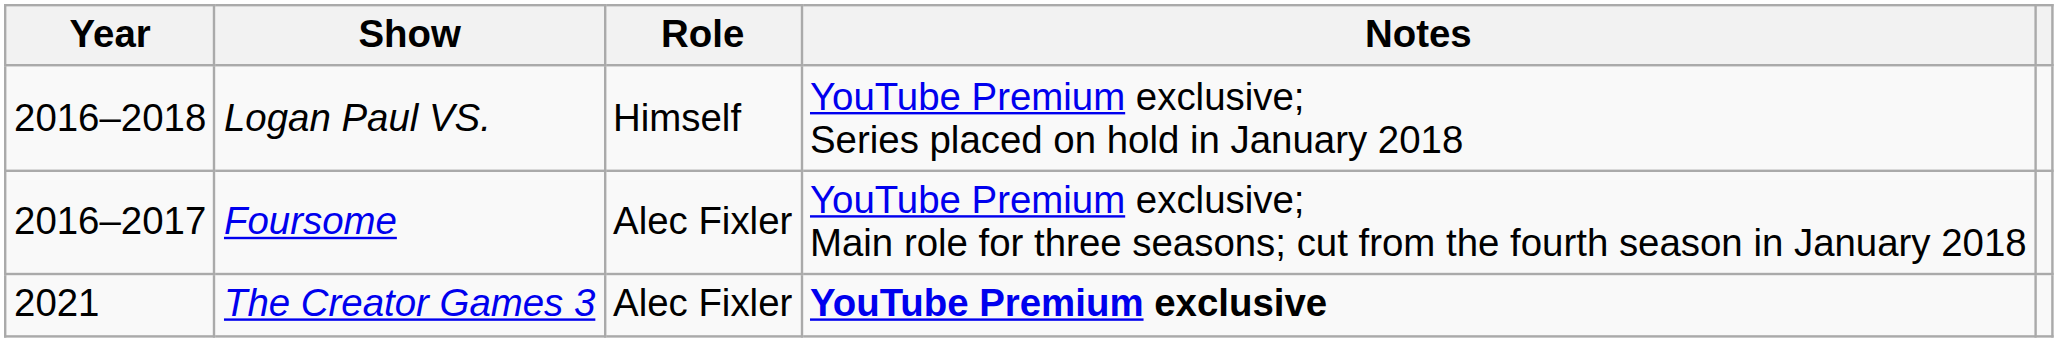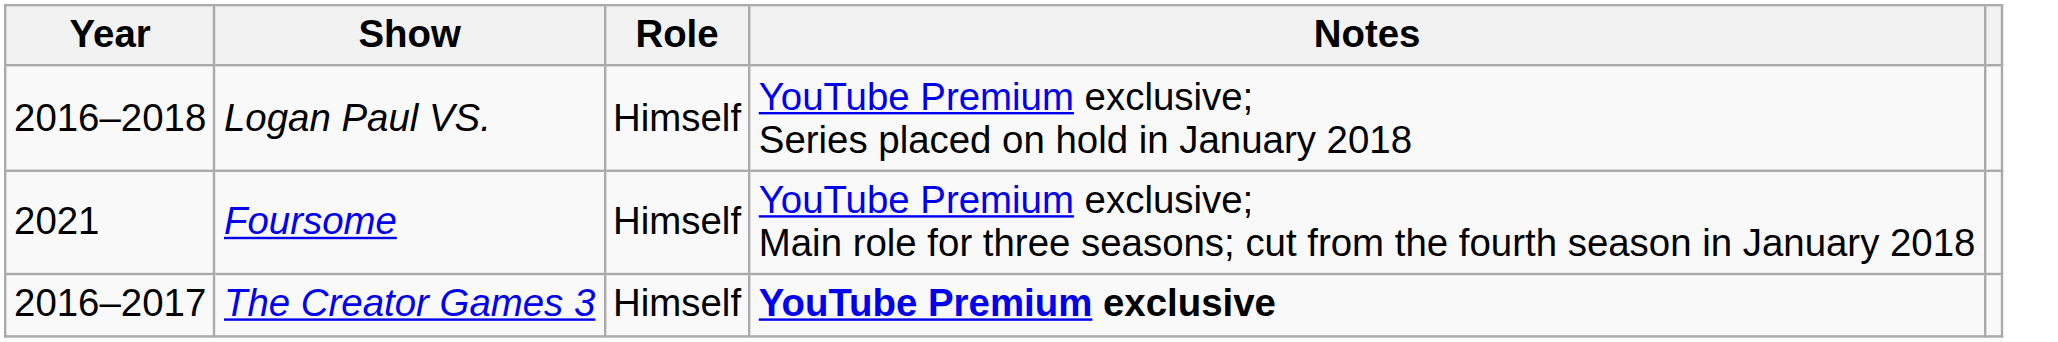(110, 221) 2016–2017 -> (57, 221) 2021
(703, 221) Alec Fixler -> (677, 221) Himself
(57, 304) 2021 -> (110, 304) 2016–2017
(703, 304) Alec Fixler -> (677, 304) Himself
